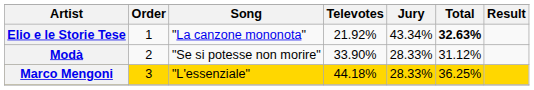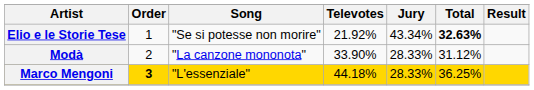(239, 34) "La canzone mononota" -> (246, 34) "Se si potesse non morire"
(246, 54) "Se si potesse non morire" -> (239, 54) "La canzone mononota"
(149, 74) normal -> (149, 74) bold
